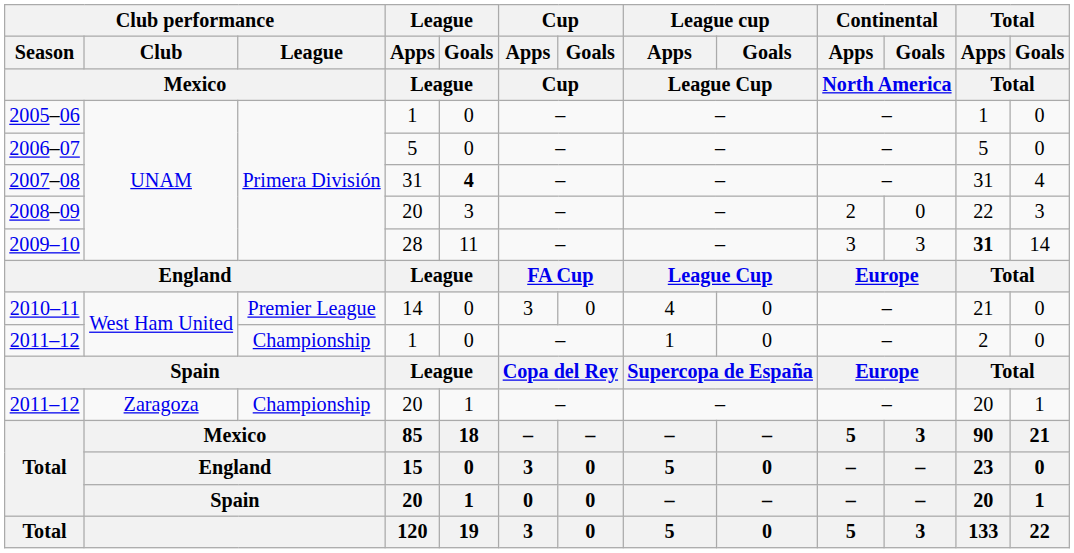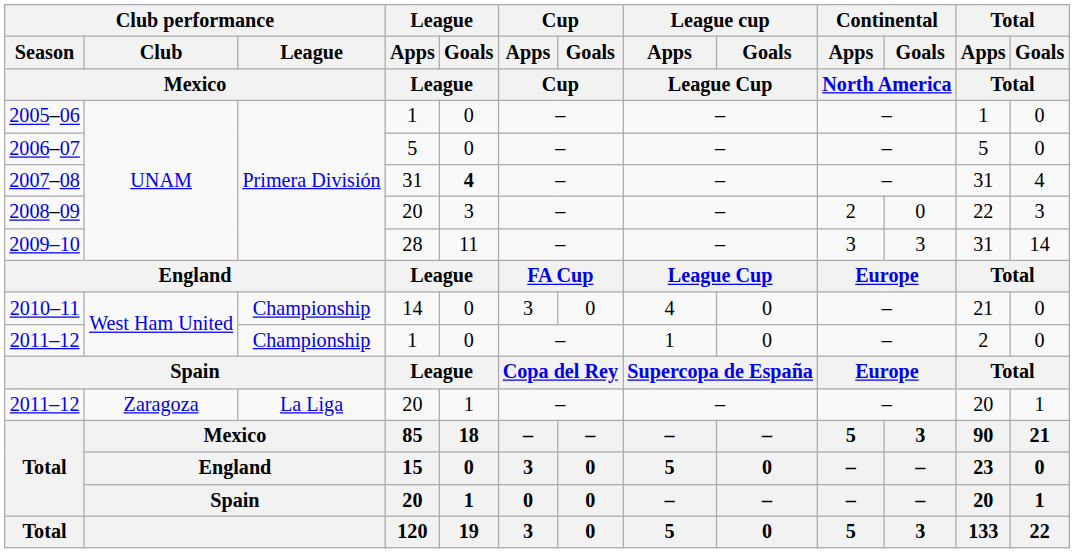(983, 244) bold -> (983, 244) normal
(312, 308) Premier League -> (312, 308) Championship
(312, 404) Championship -> (312, 404) La Liga
